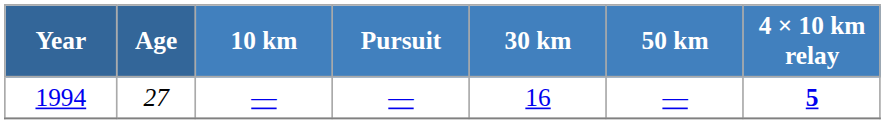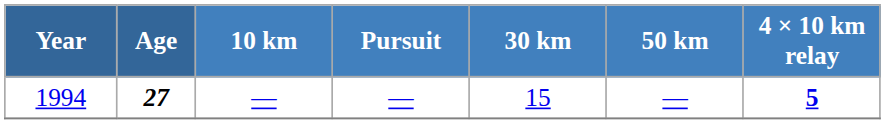(156, 97) normal -> (156, 97) bold
(538, 97) 16 -> (538, 97) 15
